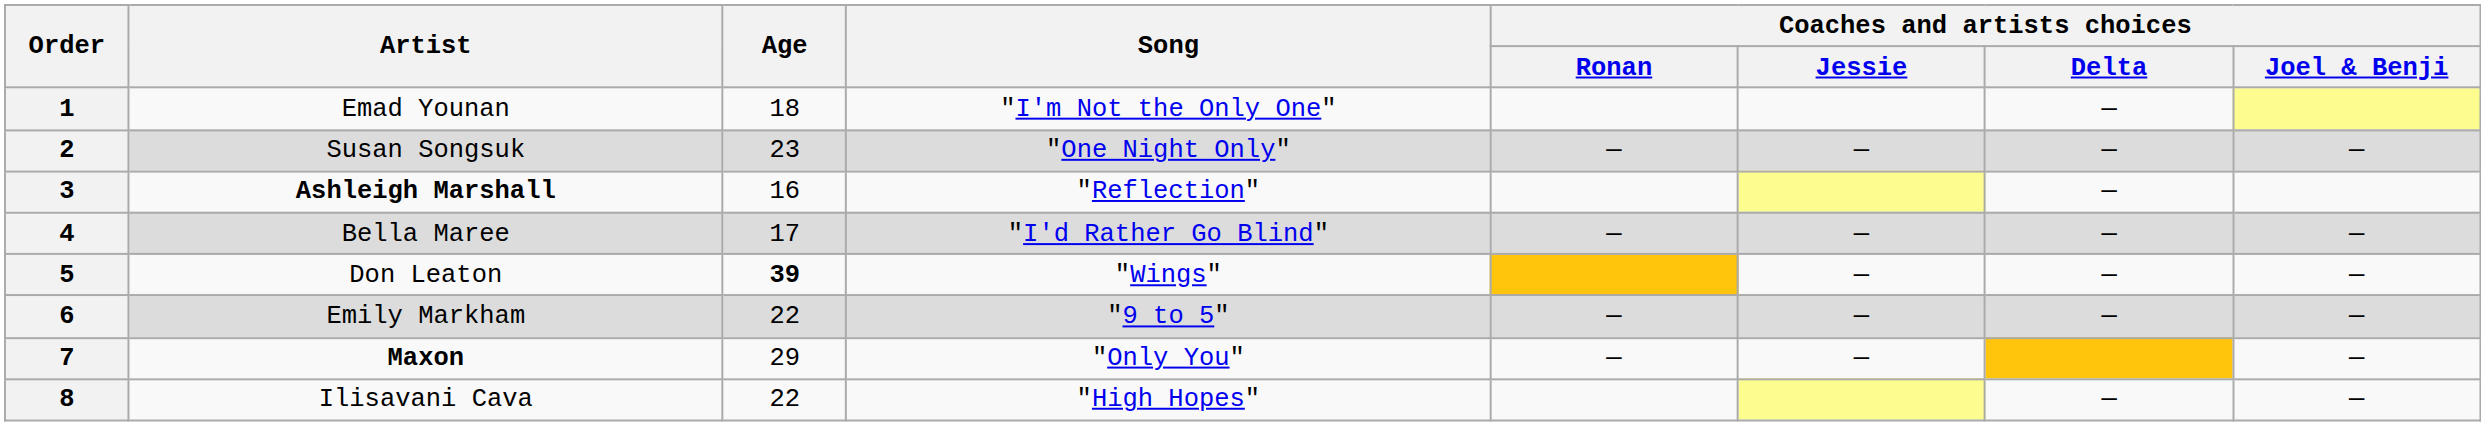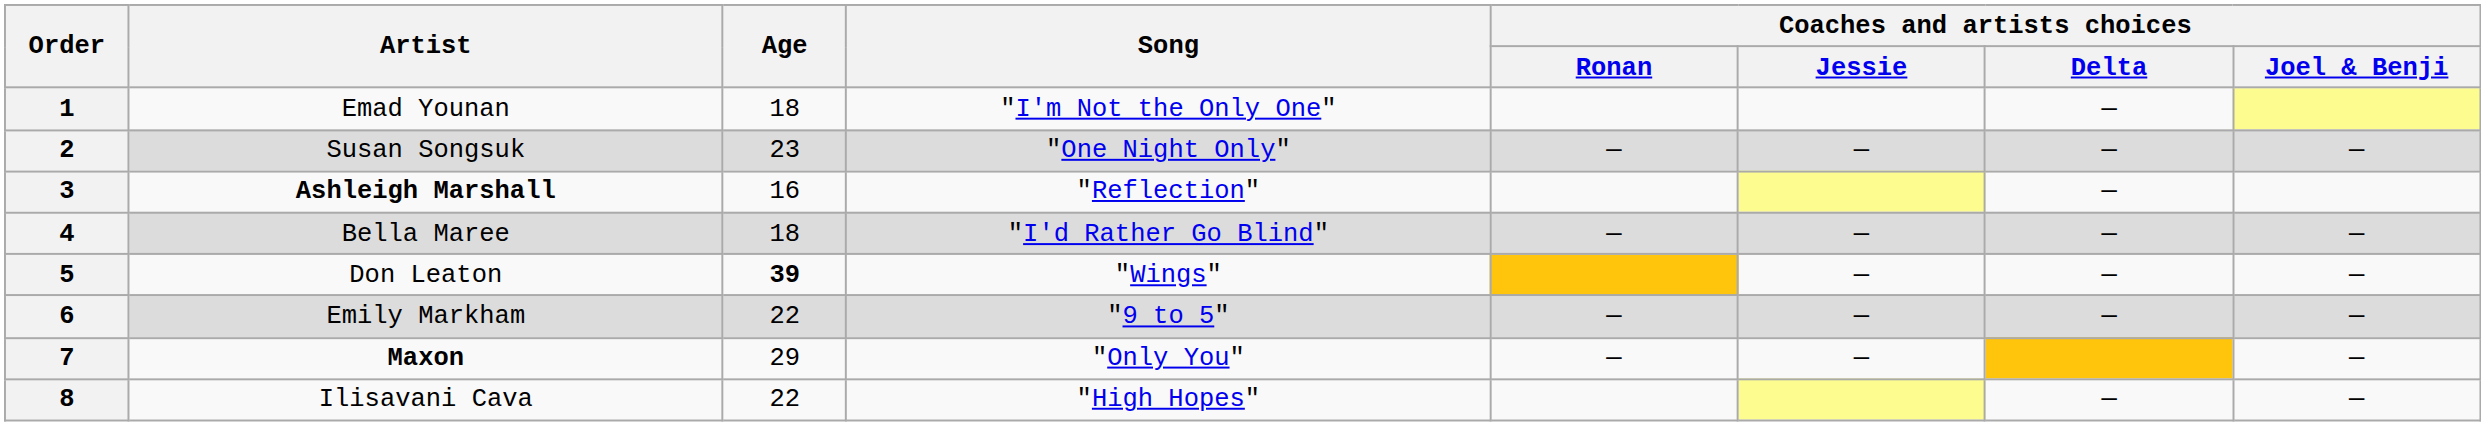(785, 233) 17 -> (785, 233) 18
